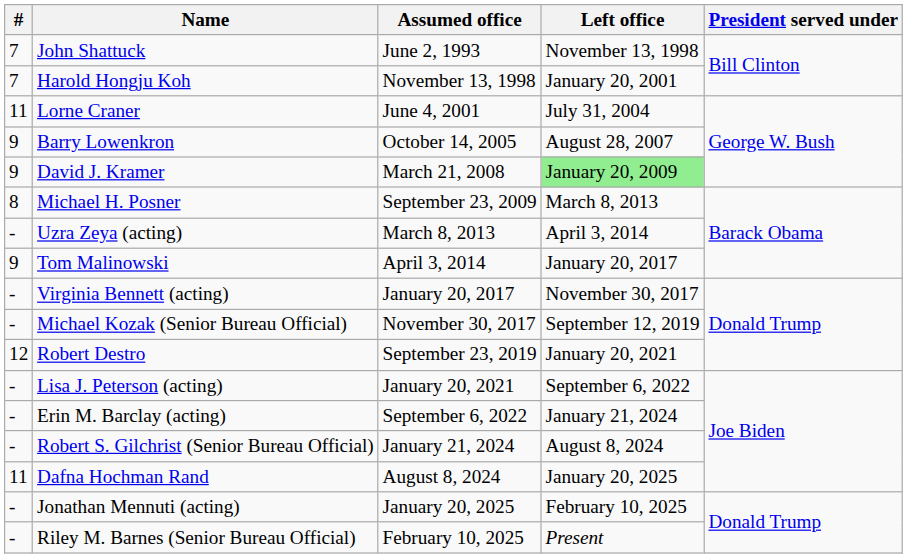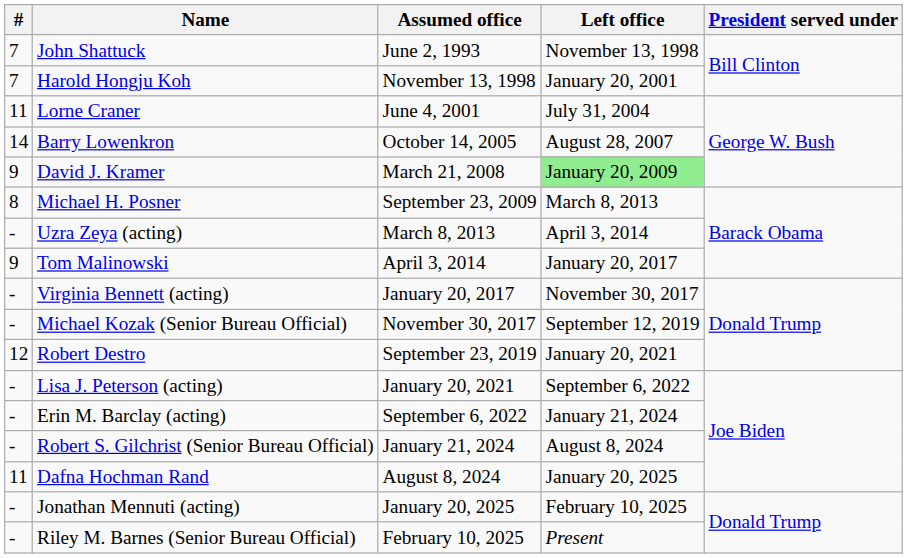(14, 141) 9 -> (19, 141) 14
